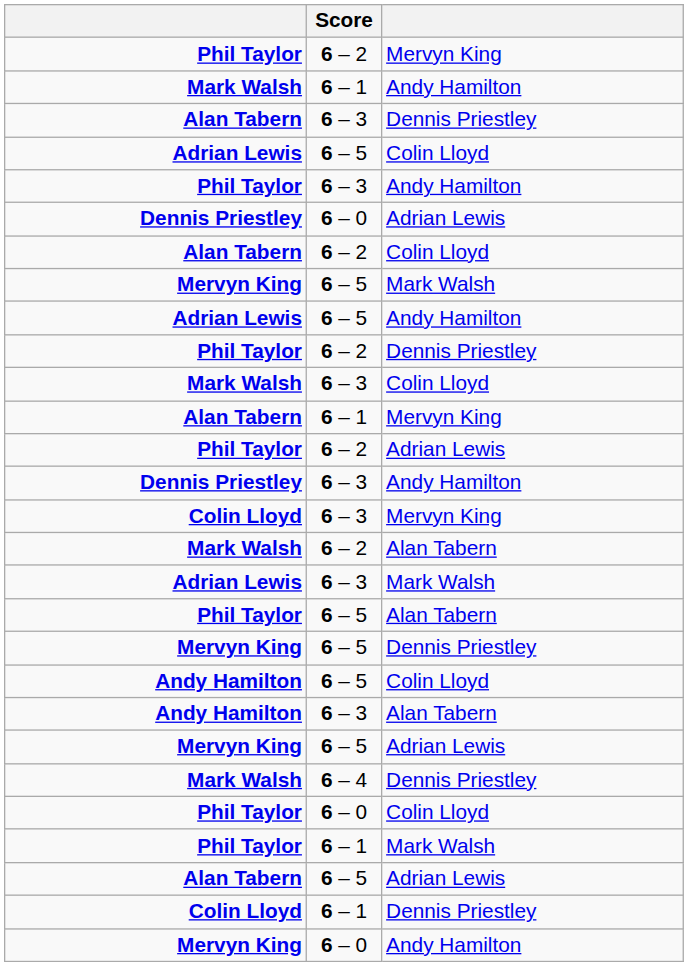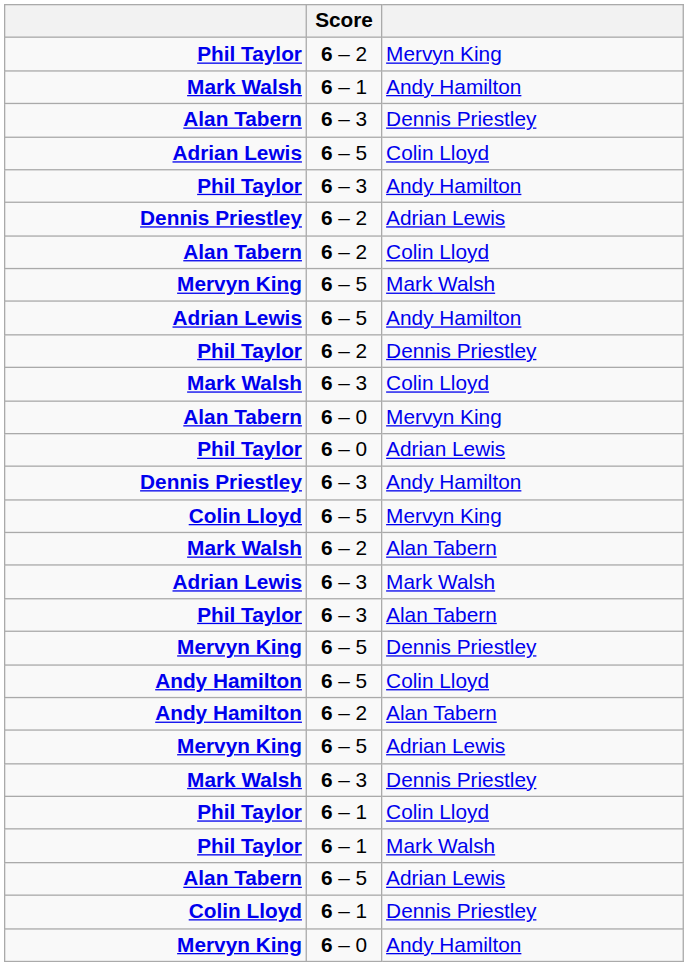(344, 218) 6 – 0 -> (344, 218) 6 – 2
(344, 416) 6 – 1 -> (344, 416) 6 – 0
(344, 449) 6 – 2 -> (344, 449) 6 – 0
(344, 515) 6 – 3 -> (344, 515) 6 – 5
(344, 614) 6 – 5 -> (344, 614) 6 – 3
(344, 713) 6 – 3 -> (344, 713) 6 – 2
(344, 779) 6 – 4 -> (344, 779) 6 – 3
(344, 812) 6 – 0 -> (344, 812) 6 – 1
